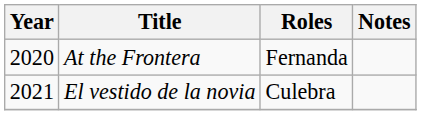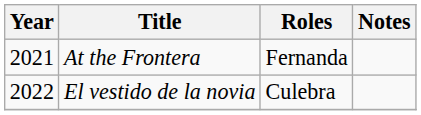(32, 57) 2020 -> (32, 57) 2021
(32, 92) 2021 -> (32, 92) 2022
